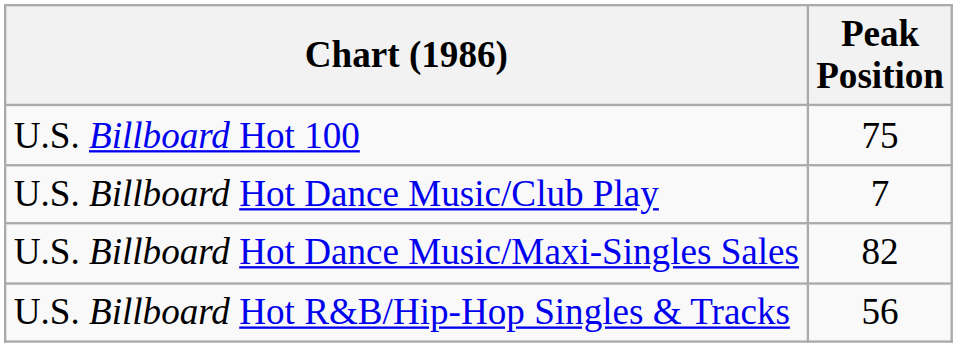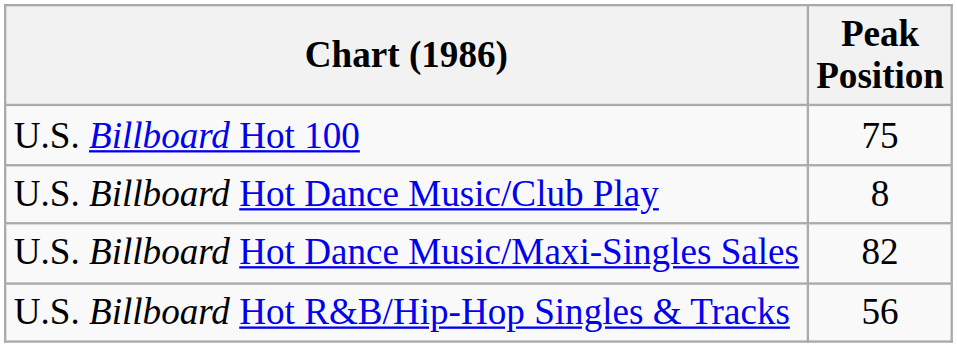(880, 193) 7 -> (880, 193) 8
